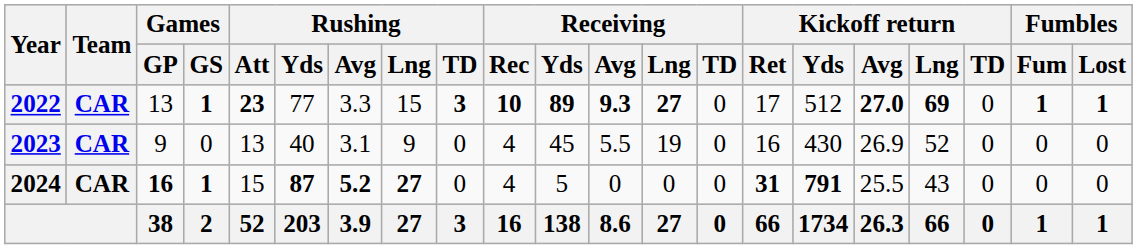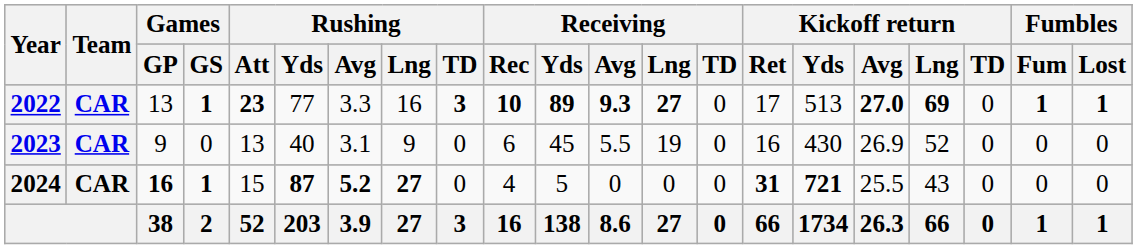(409, 104) 15 -> (409, 104) 16
(823, 104) 512 -> (823, 104) 513
(509, 143) 4 -> (509, 143) 6
(823, 183) 791 -> (823, 183) 721
